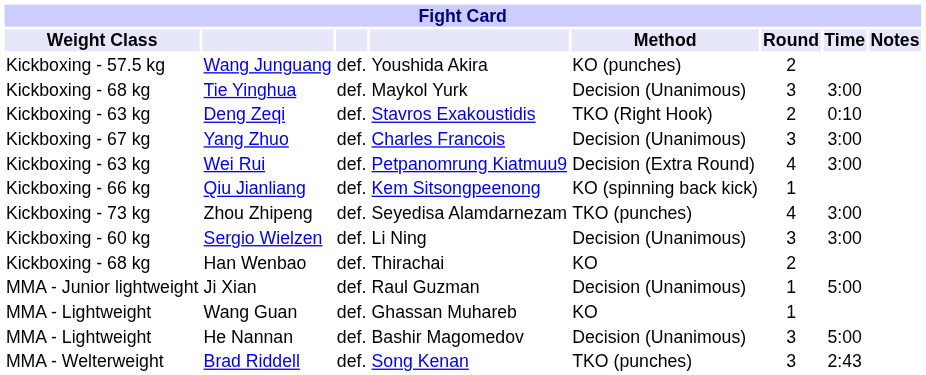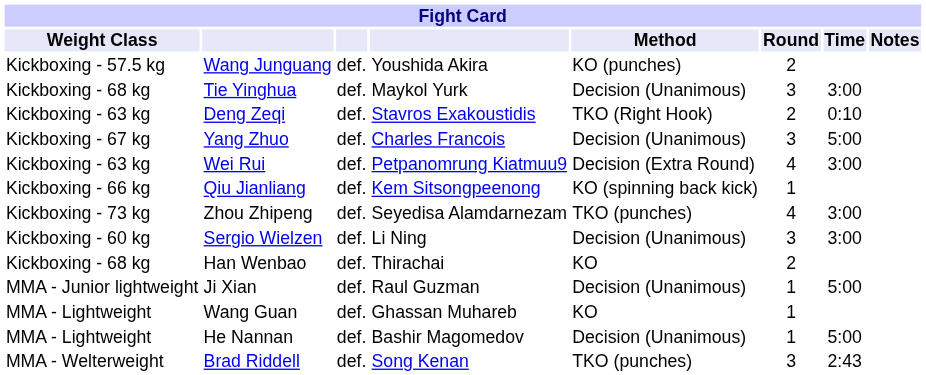(845, 139) 3:00 -> (845, 139) 5:00
(791, 337) 3 -> (791, 337) 1
